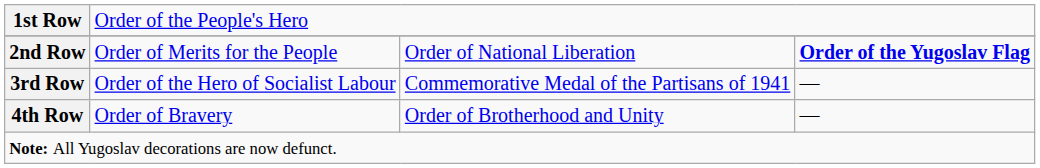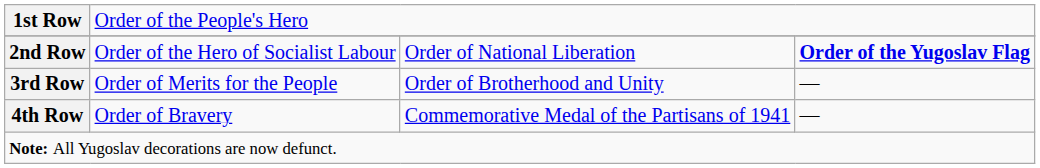(216, 52) Order of Merits for the People -> (245, 52) Order of the Hero of Socialist Labour
(245, 83) Order of the Hero of Socialist Labour -> (216, 83) Order of Merits for the People
(598, 83) Commemorative Medal of the Partisans of 1941 -> (534, 83) Order of Brotherhood and Unity
(534, 115) Order of Brotherhood and Unity -> (598, 115) Commemorative Medal of the Partisans of 1941
